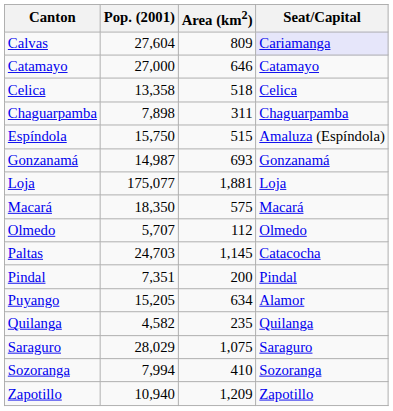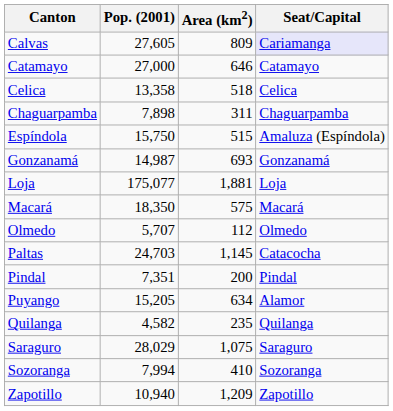(155, 43) 27,604 -> (155, 43) 27,605
